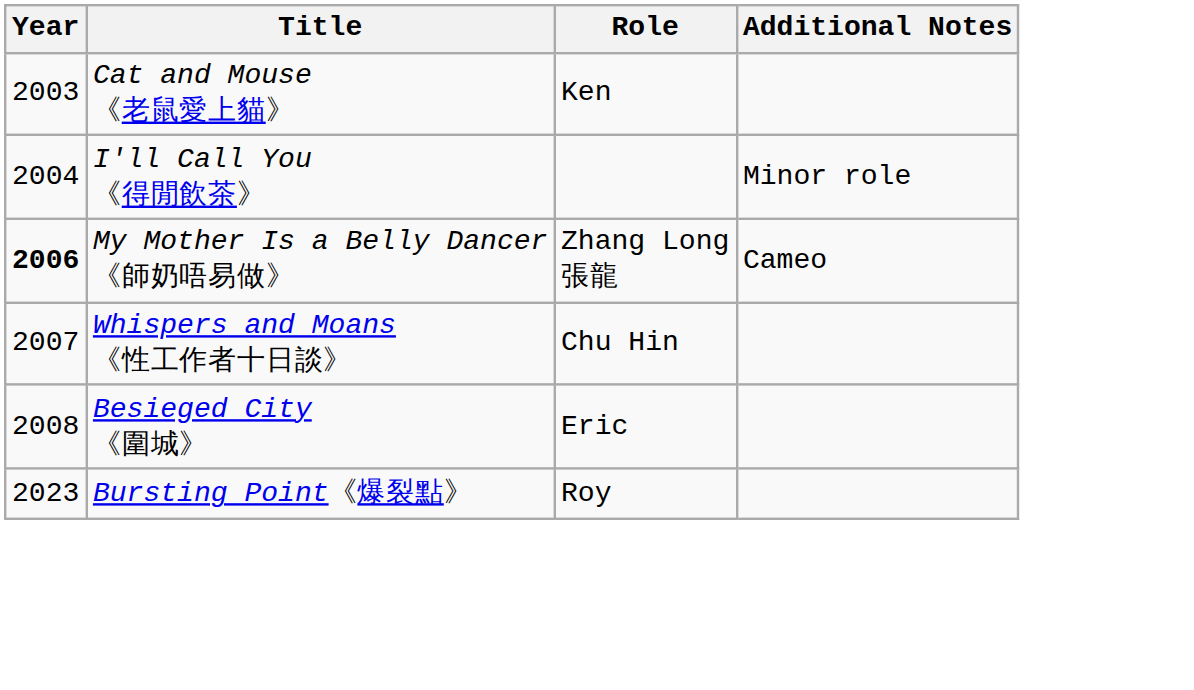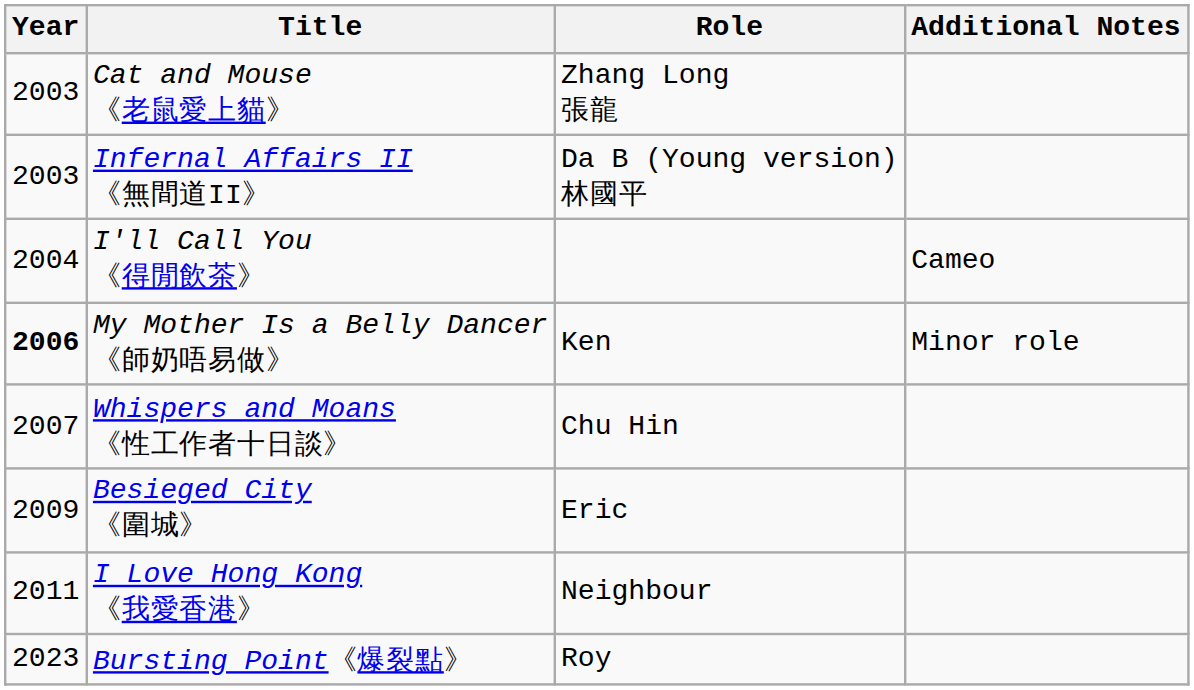(586, 94) Ken -> (645, 94) Zhang Long 張龍
+ row: (253, 177)
(827, 177) Minor role -> (953, 260) Cameo
(645, 260) Zhang Long 張龍 -> (586, 343) Ken
(785, 260) Cameo -> (995, 343) Minor role
(46, 426) 2008 -> (46, 510) 2009
+ row: (228, 593)
